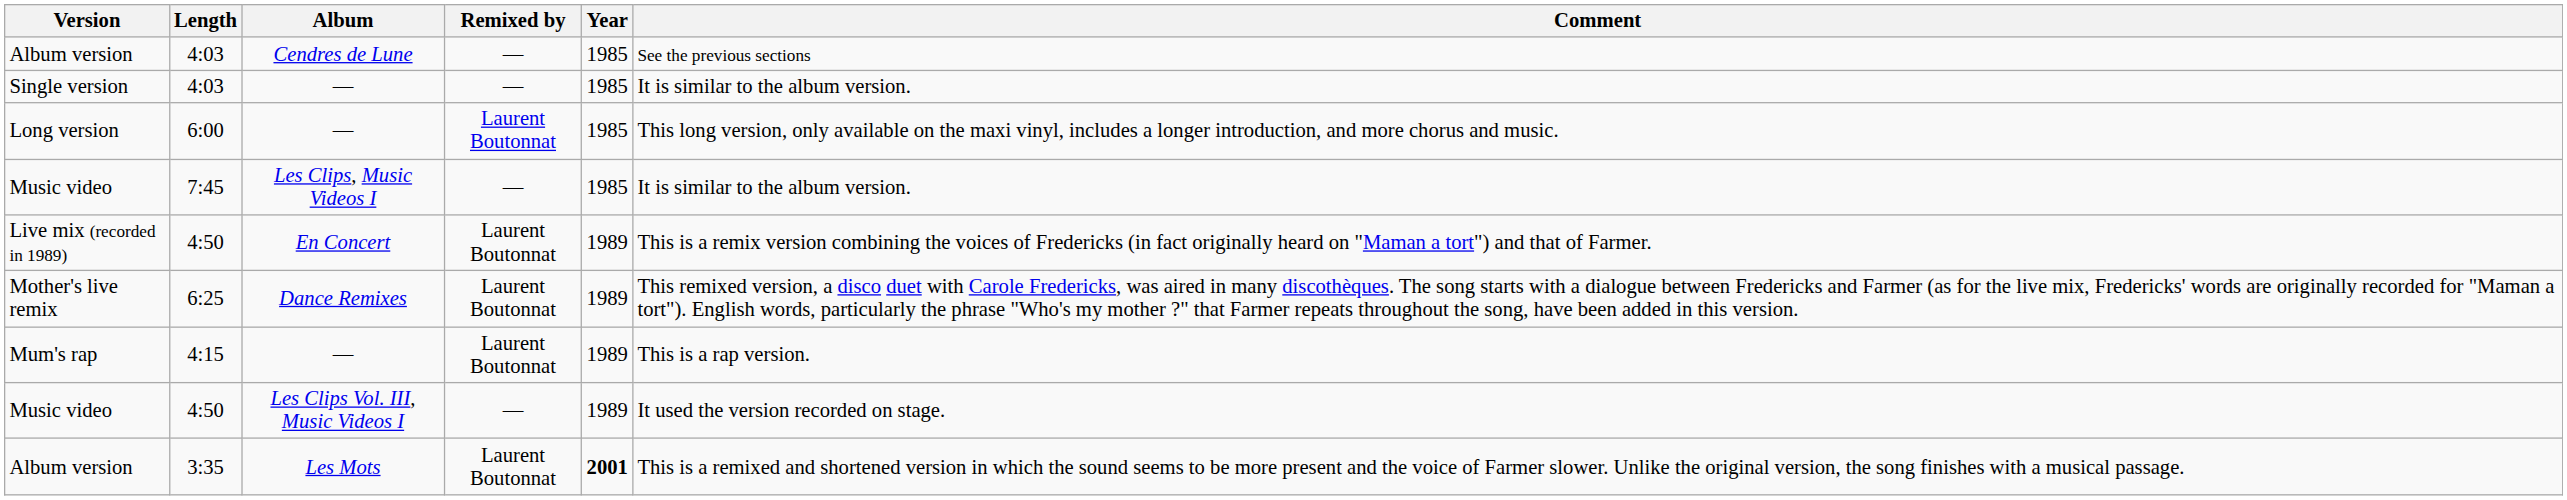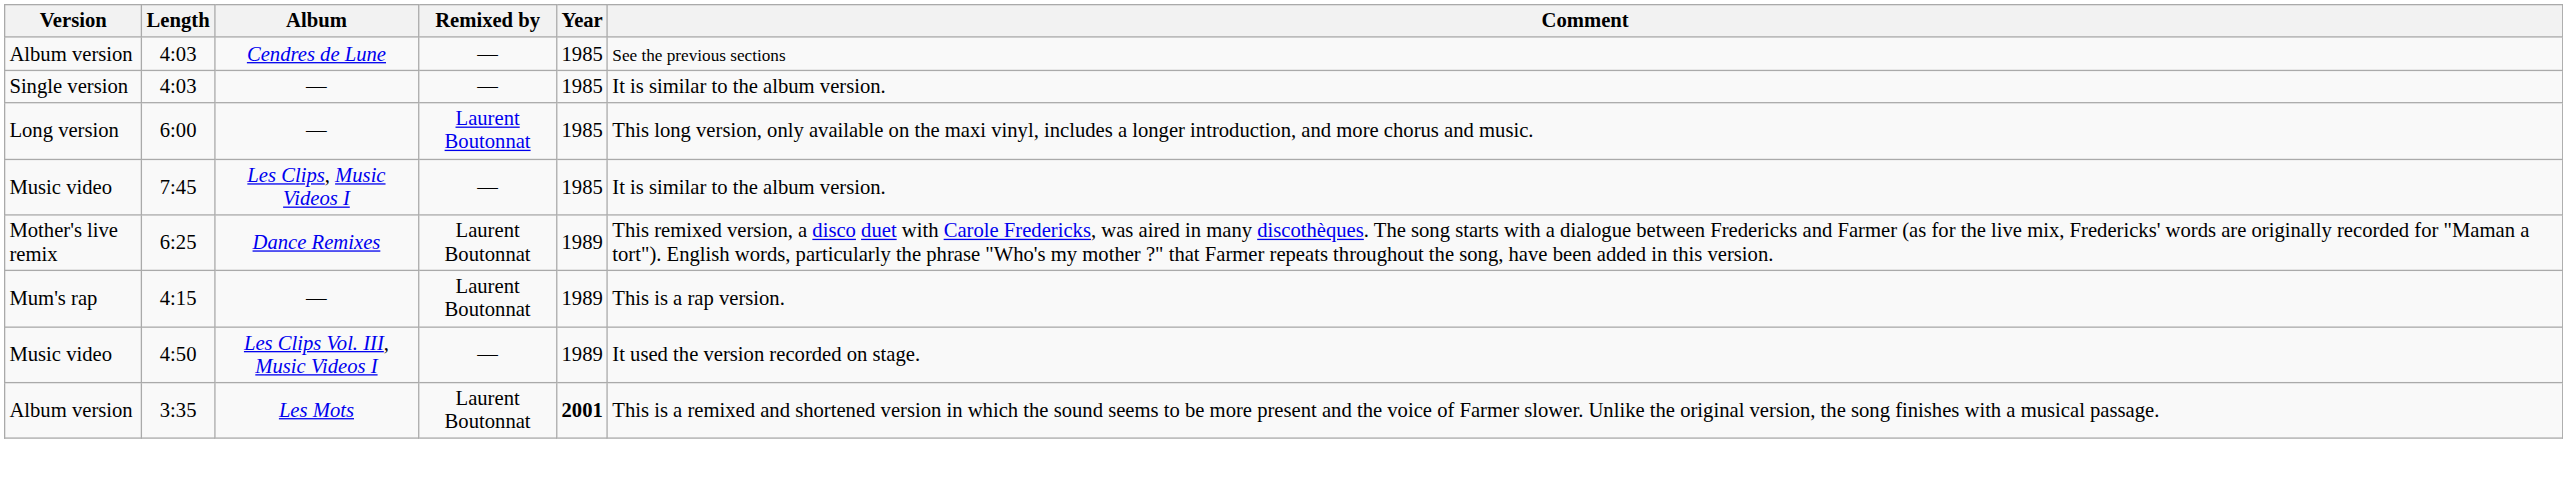- row: (82, 242)
